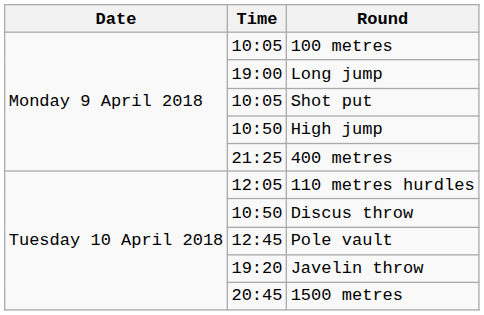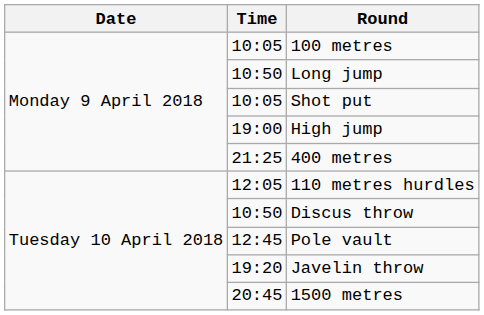(257, 74) 19:00 -> (257, 74) 10:50
(257, 130) 10:50 -> (257, 130) 19:00
